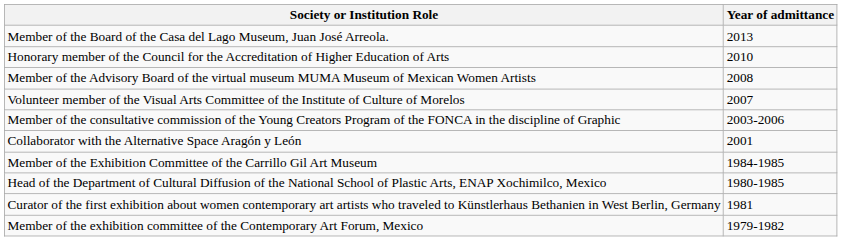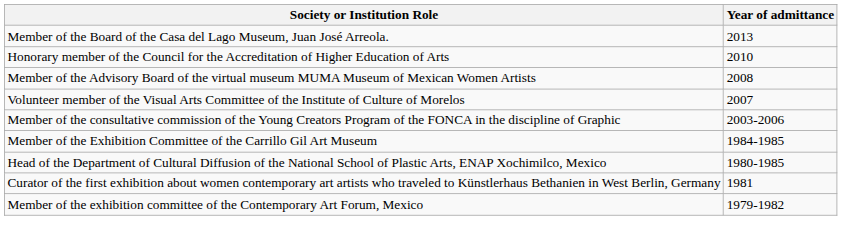- row: (154, 141)
